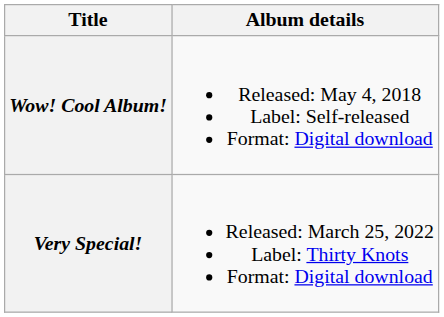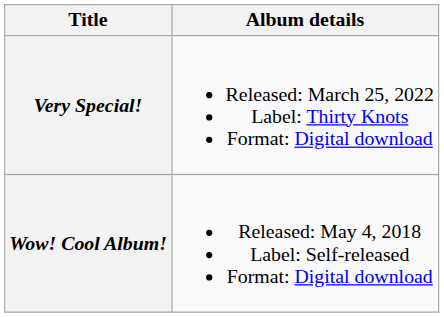rows swapped: (88, 105) <-> (88, 243)
